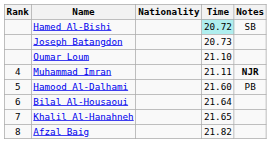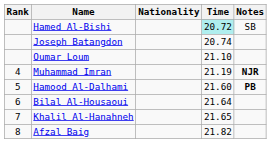(218, 42) 20.73 -> (218, 42) 20.74
(218, 72) 21.11 -> (218, 72) 21.19
(250, 87) normal -> (250, 87) bold
